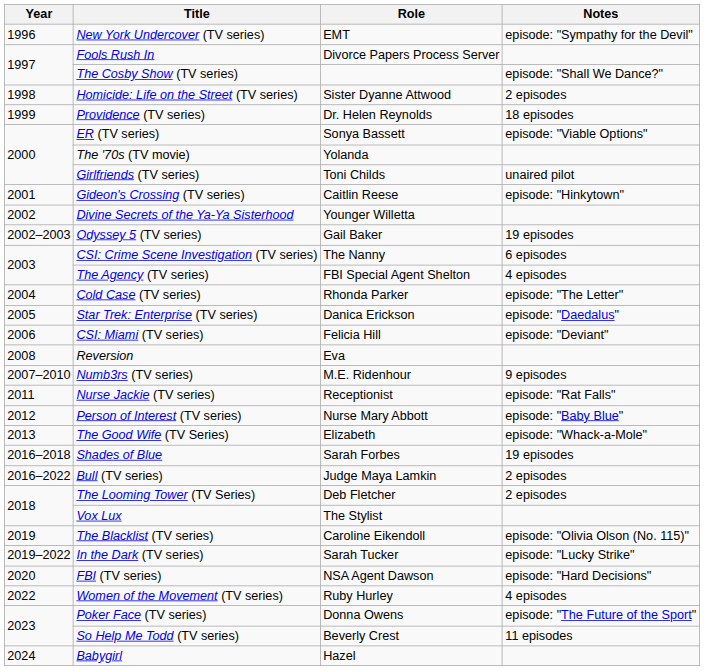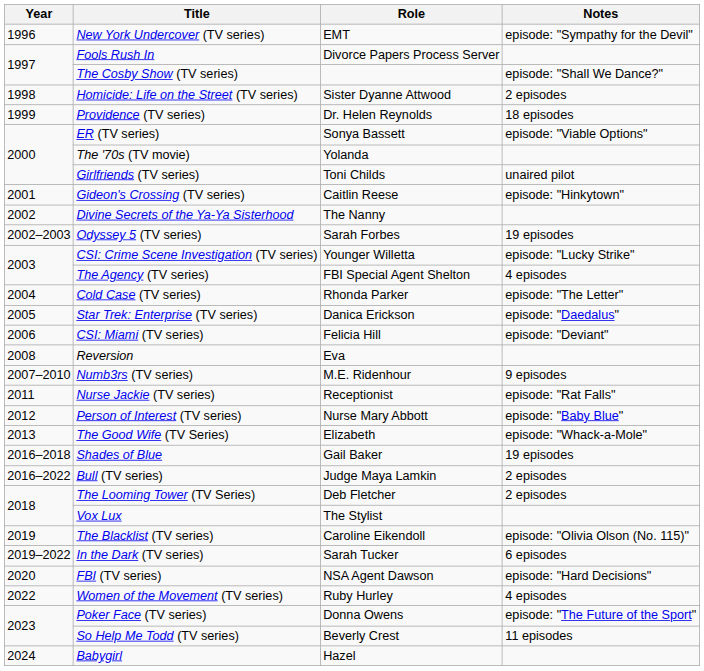(369, 214) Younger Willetta -> (354, 214) The Nanny
(353, 235) Gail Baker -> (361, 235) Sarah Forbes
(354, 255) The Nanny -> (369, 255) Younger Willetta
(536, 255) 6 episodes -> (570, 255) episode: "Lucky Strike"
(361, 455) Sarah Forbes -> (353, 455) Gail Baker
(570, 555) episode: "Lucky Strike" -> (536, 555) 6 episodes
